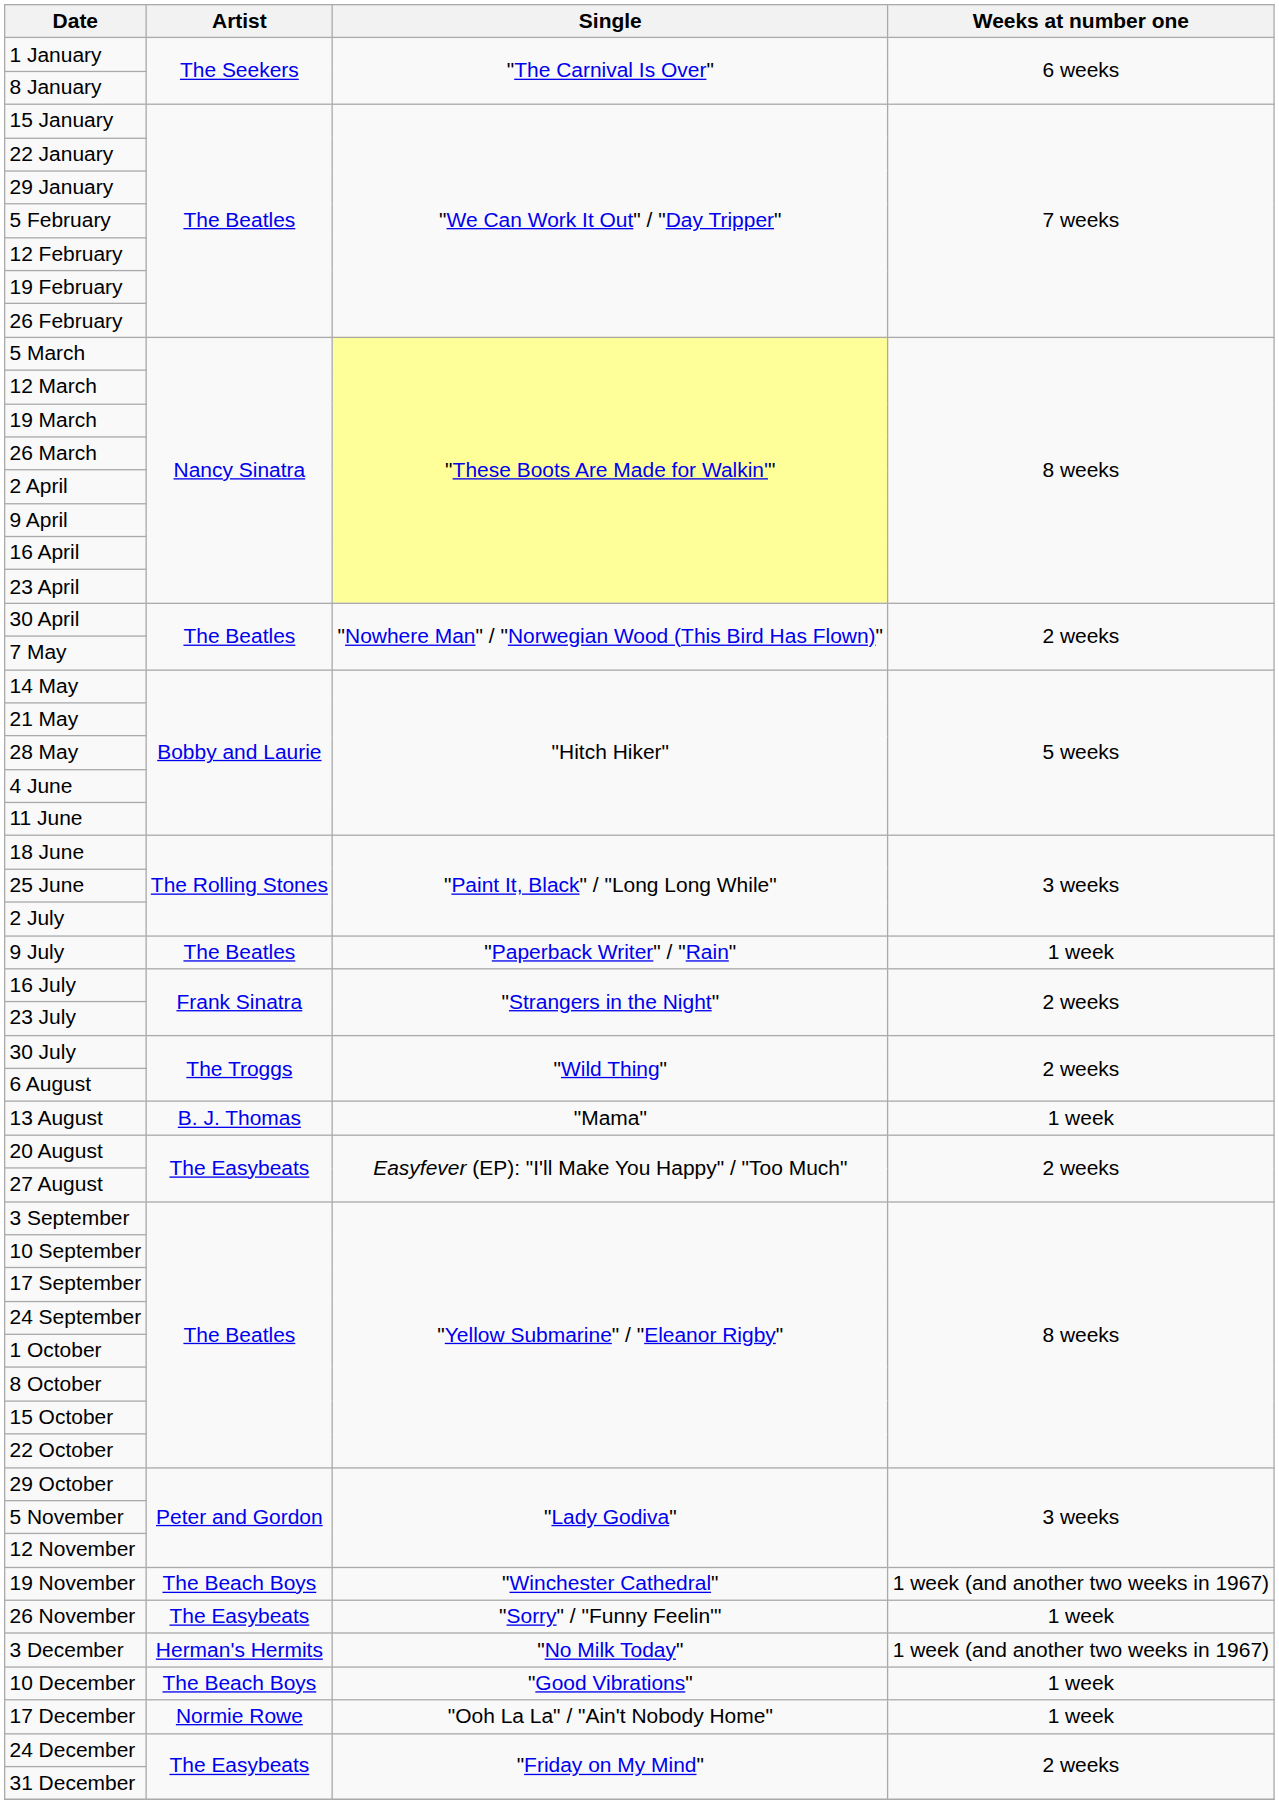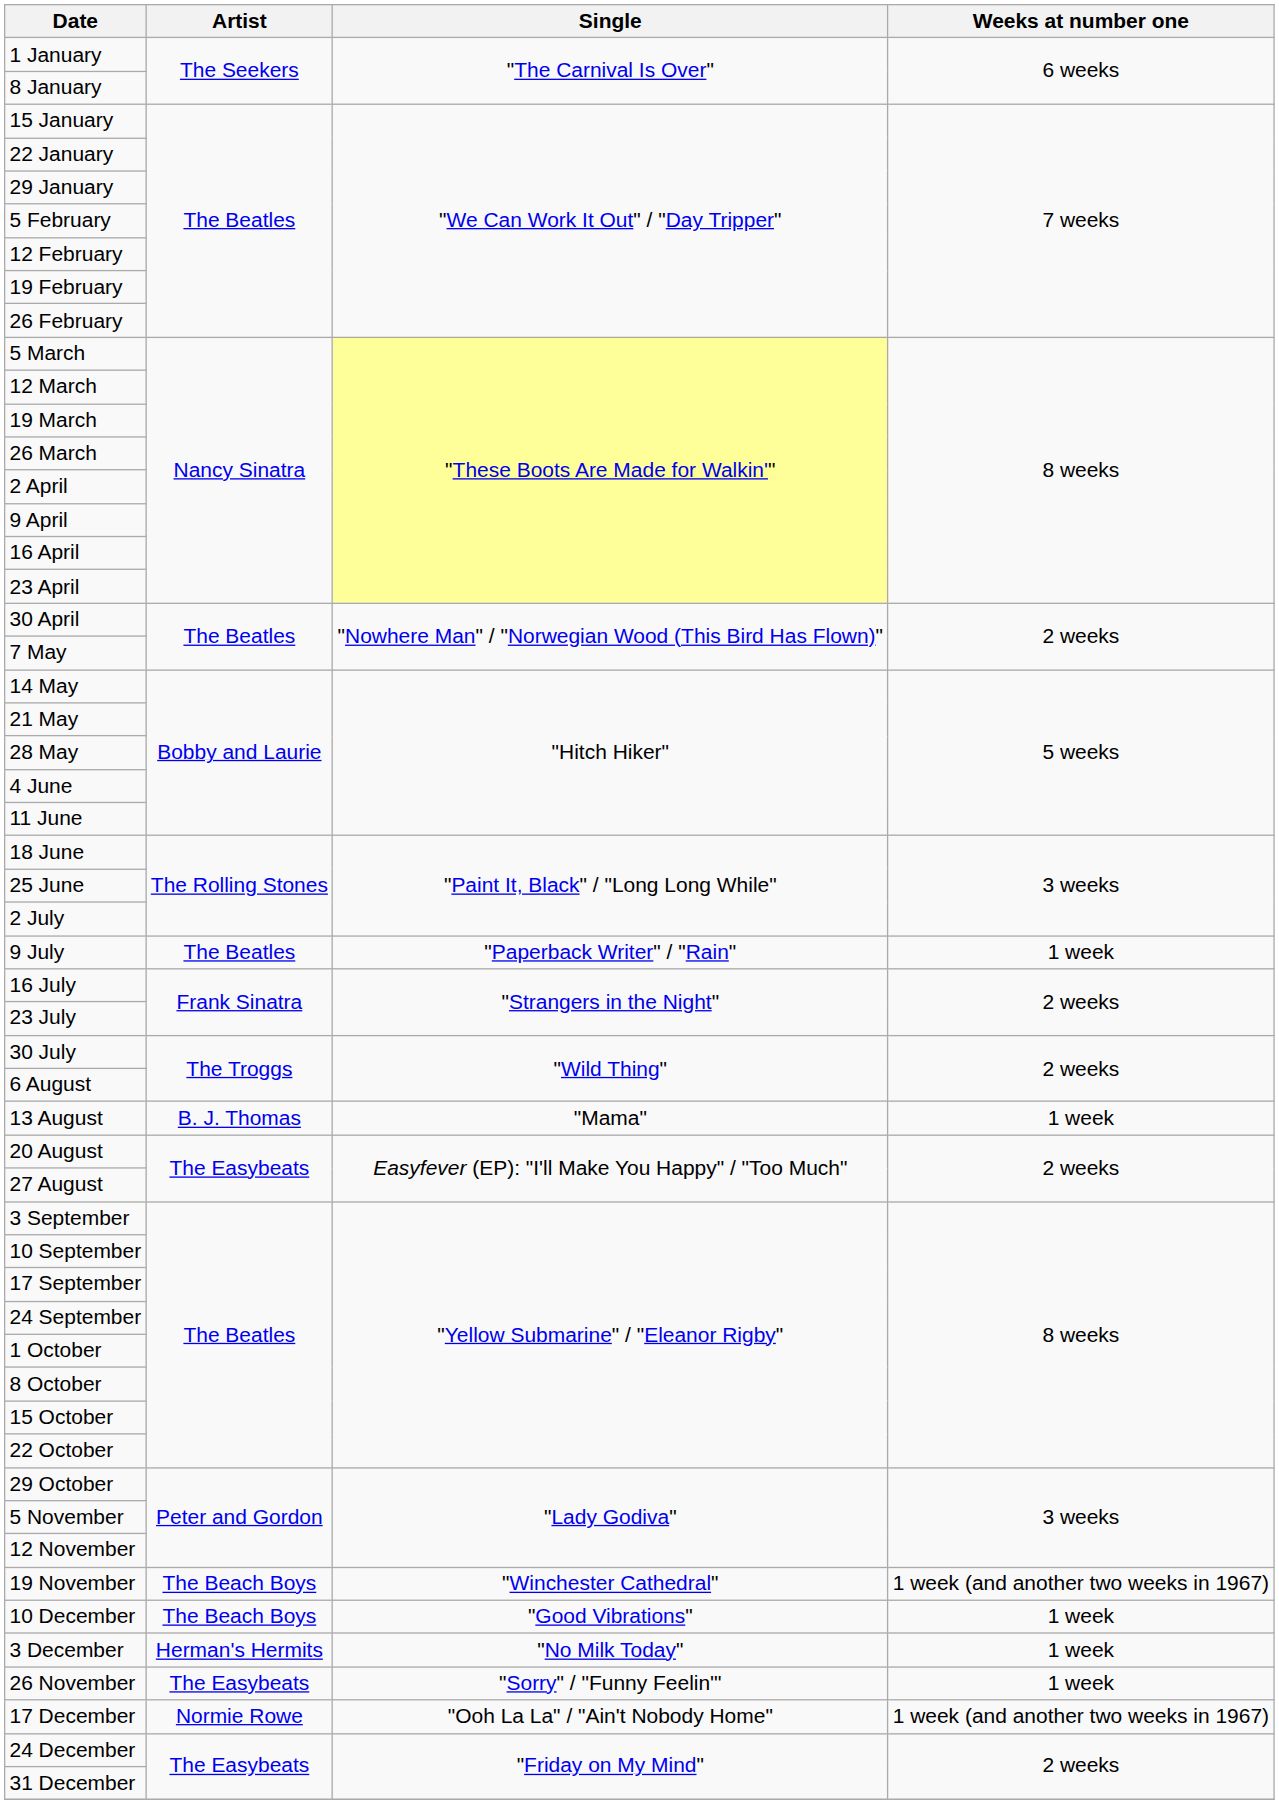rows swapped: (72, 1616) <-> (72, 1683)
(1081, 1649) 1 week (and another two weeks in 1967) -> (1081, 1649) 1 week
(1081, 1716) 1 week -> (1081, 1716) 1 week (and another two weeks in 1967)
